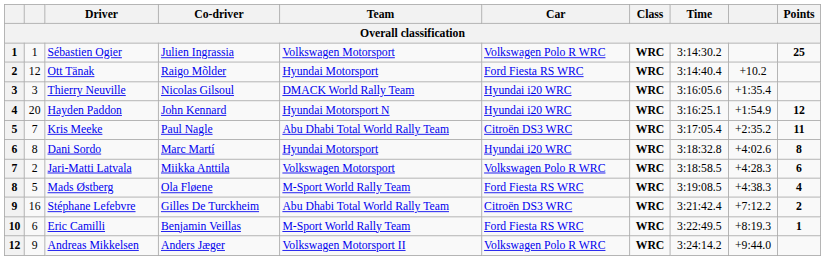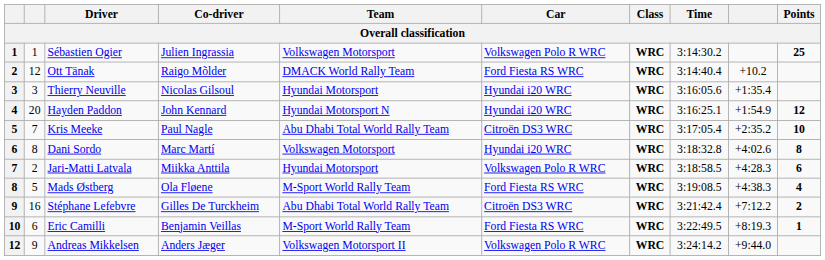(330, 71) Hyundai Motorsport -> (348, 71) DMACK World Rally Team
(348, 90) DMACK World Rally Team -> (330, 90) Hyundai Motorsport
(799, 129) 11 -> (799, 129) 10
(330, 148) Hyundai Motorsport -> (339, 148) Volkswagen Motorsport
(339, 168) Volkswagen Motorsport -> (330, 168) Hyundai Motorsport
